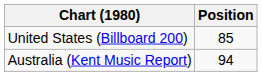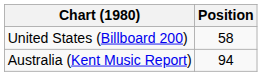(226, 37) 85 -> (226, 37) 58
